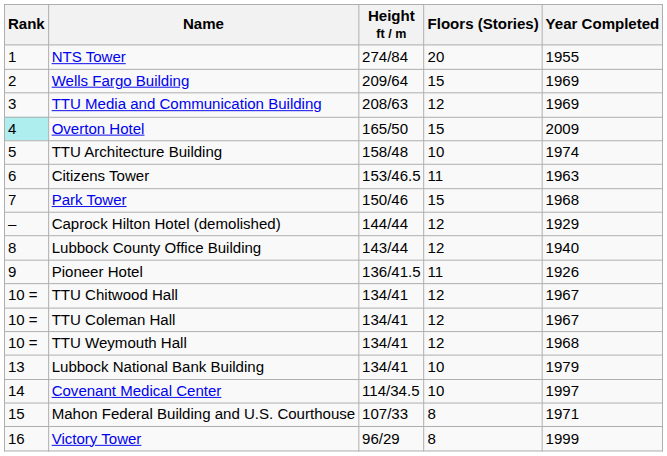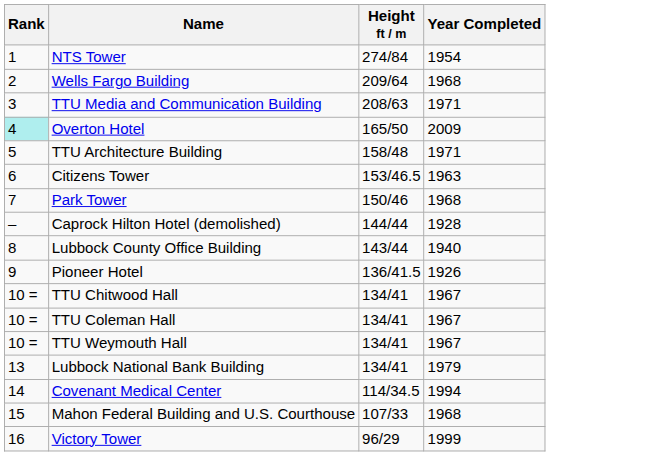- column: (483, 24)
(562, 57) 1955 -> (444, 57) 1954
(562, 81) 1969 -> (444, 81) 1968
(562, 104) 1969 -> (444, 104) 1971
(562, 152) 1974 -> (444, 152) 1971
(562, 224) 1929 -> (444, 224) 1928
(562, 343) 1968 -> (444, 343) 1967
(562, 391) 1997 -> (444, 391) 1994
(562, 414) 1971 -> (444, 414) 1968
